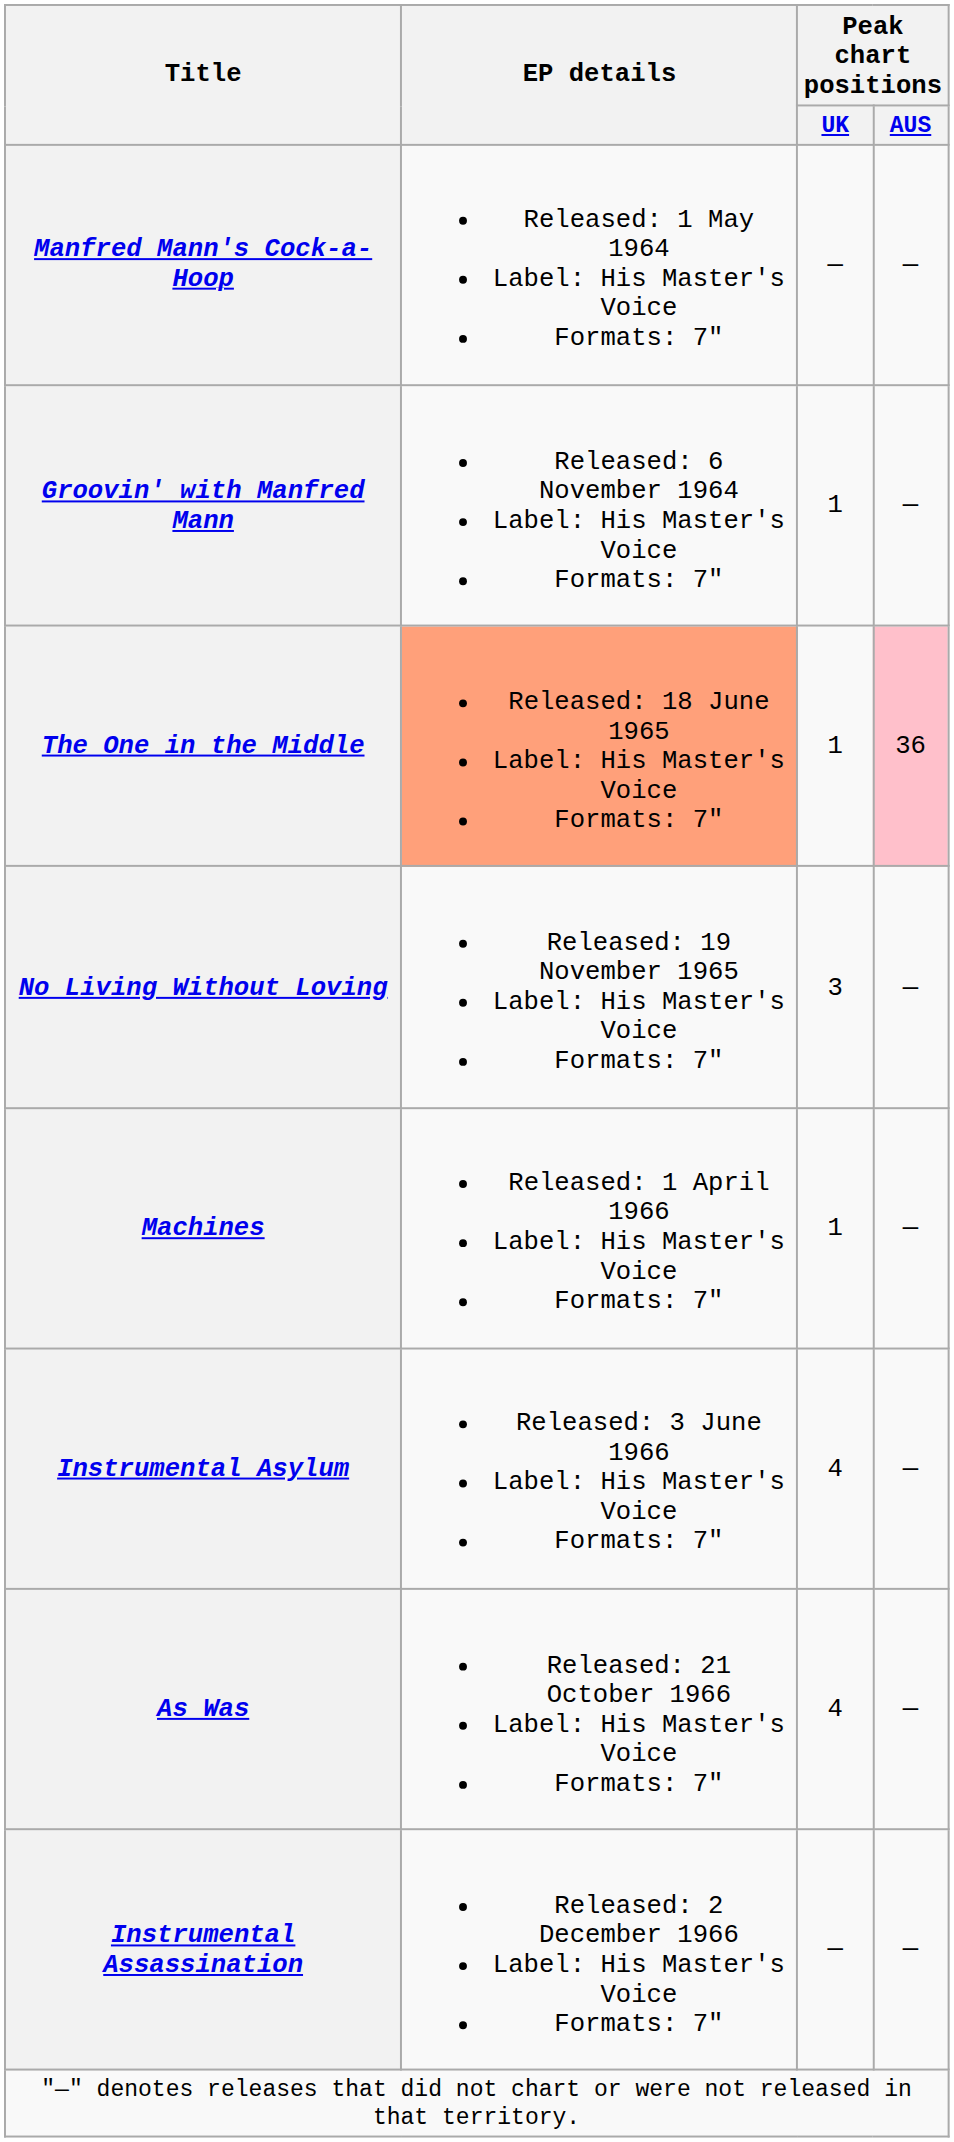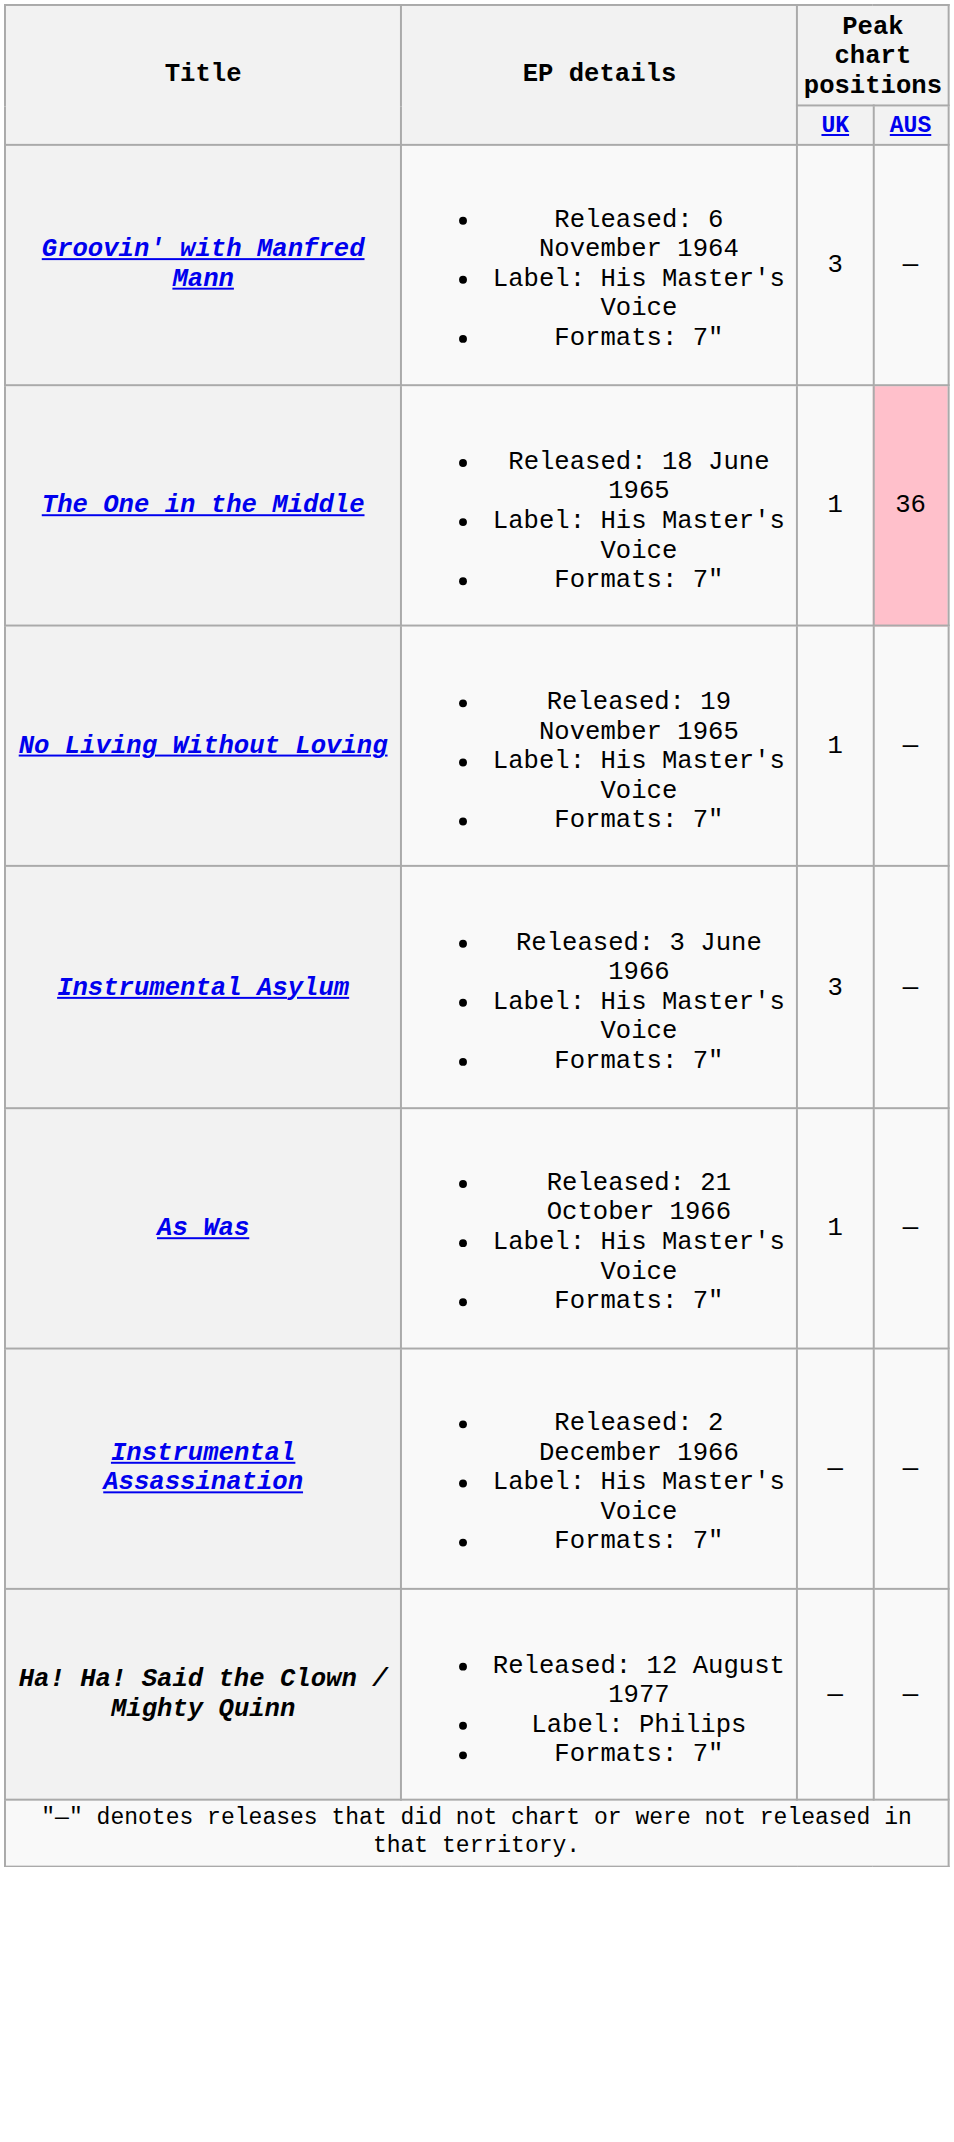- row: (203, 265)
(835, 506) 1 -> (835, 265) 3
(599, 761) lightsalmon background -> (599, 520) no background
(835, 987) 3 -> (835, 746) 1
- row: (203, 1228)
(835, 1468) 4 -> (835, 987) 3
(835, 1709) 4 -> (835, 1228) 1
+ row: (203, 1694)
